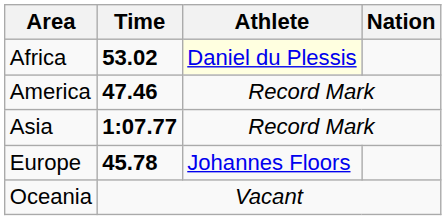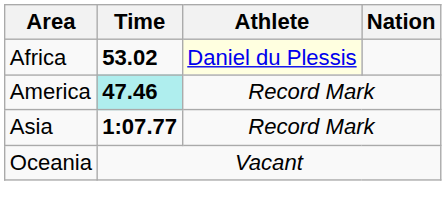(130, 92) no background -> (130, 92) paleturquoise background
- row: (45, 162)
